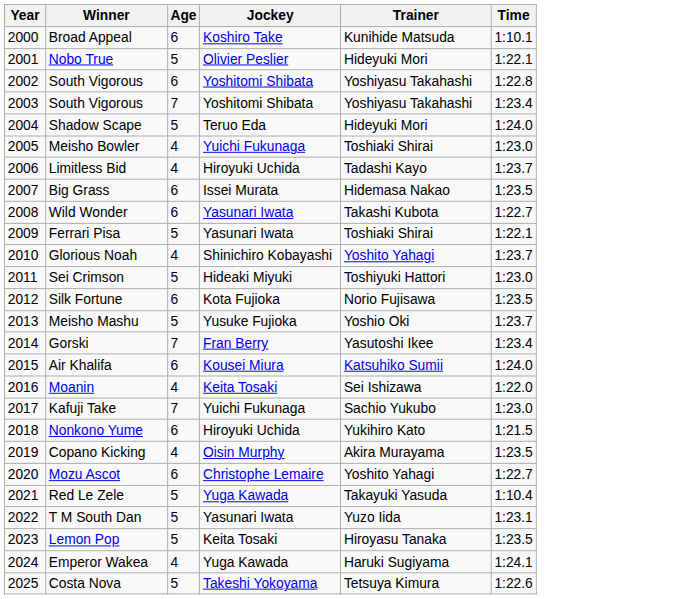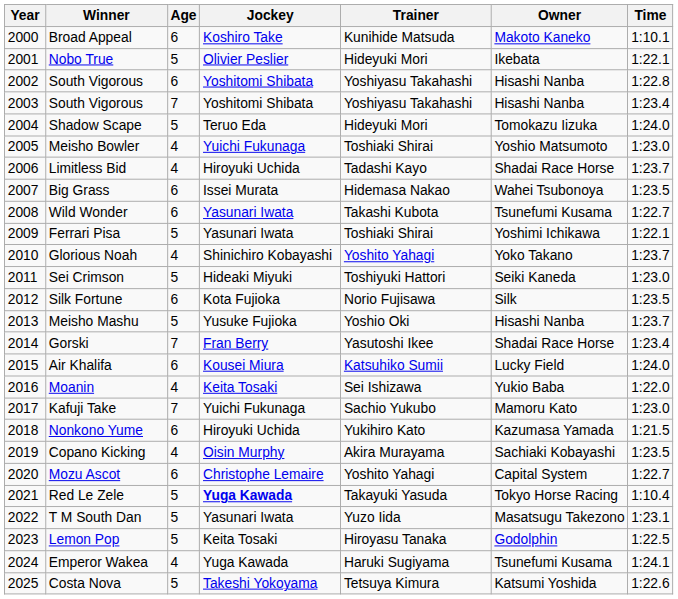+ column: (560, 16)
(246, 496) normal -> (248, 496) bold
(514, 540) 1:23.5 -> (650, 540) 1:22.5
